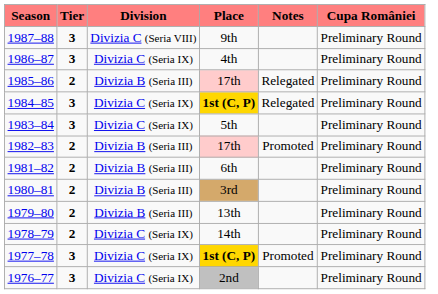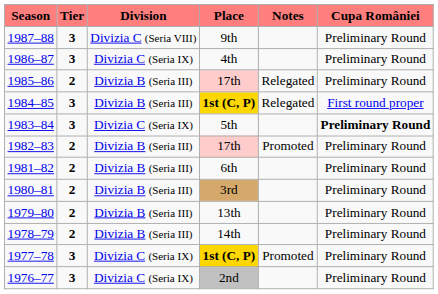(143, 103) Divizia C (Seria IX) -> (143, 103) Divizia B (Seria III)
(371, 103) Preliminary Round -> (375, 103) First round proper
(371, 125) normal -> (375, 125) bold
(143, 234) Divizia C (Seria IX) -> (143, 234) Divizia B (Seria III)
